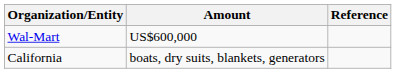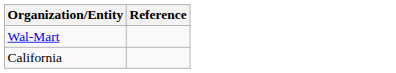- column: (227, 15)
